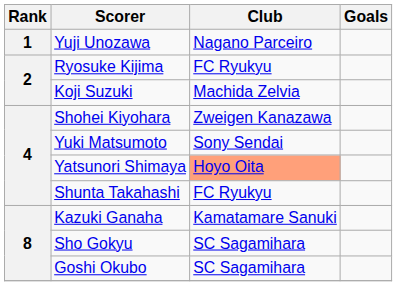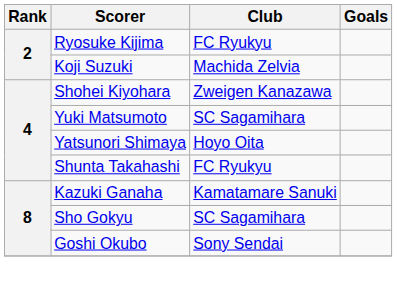- row: (102, 42)
(238, 142) Sony Sendai -> (249, 117) SC Sagamihara
(228, 167) lightsalmon background -> (228, 142) no background
(249, 268) SC Sagamihara -> (238, 243) Sony Sendai
